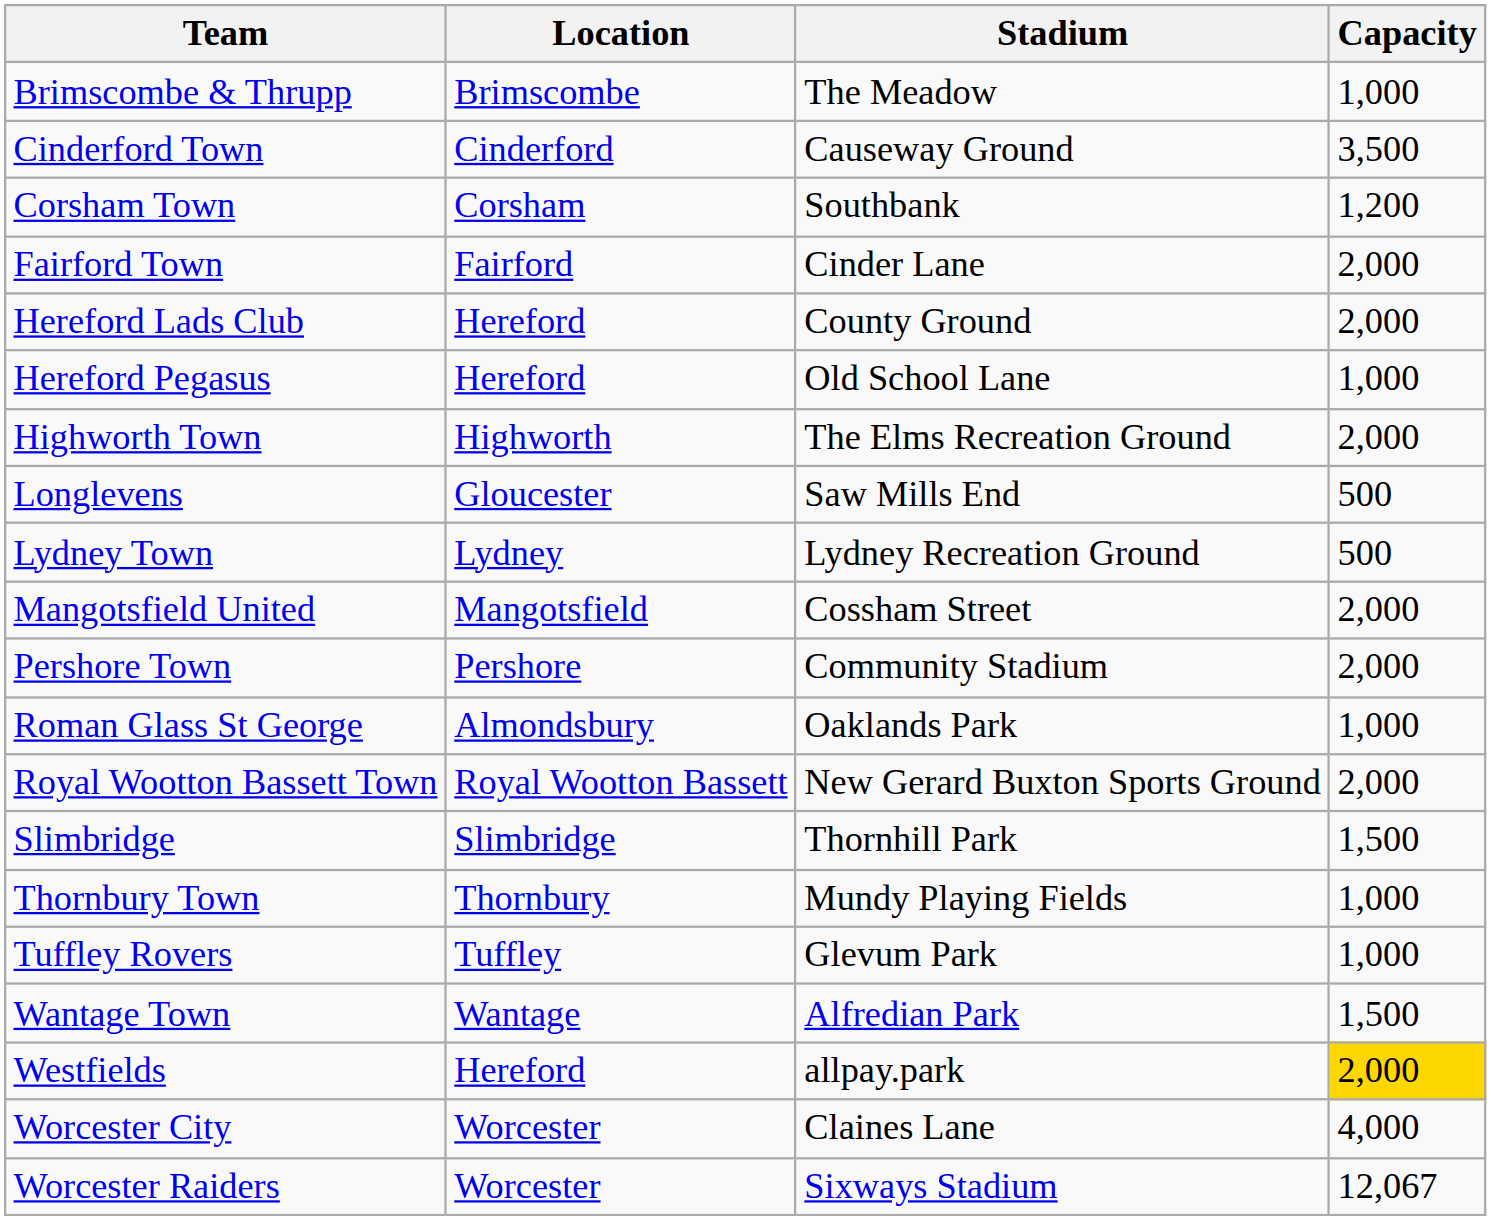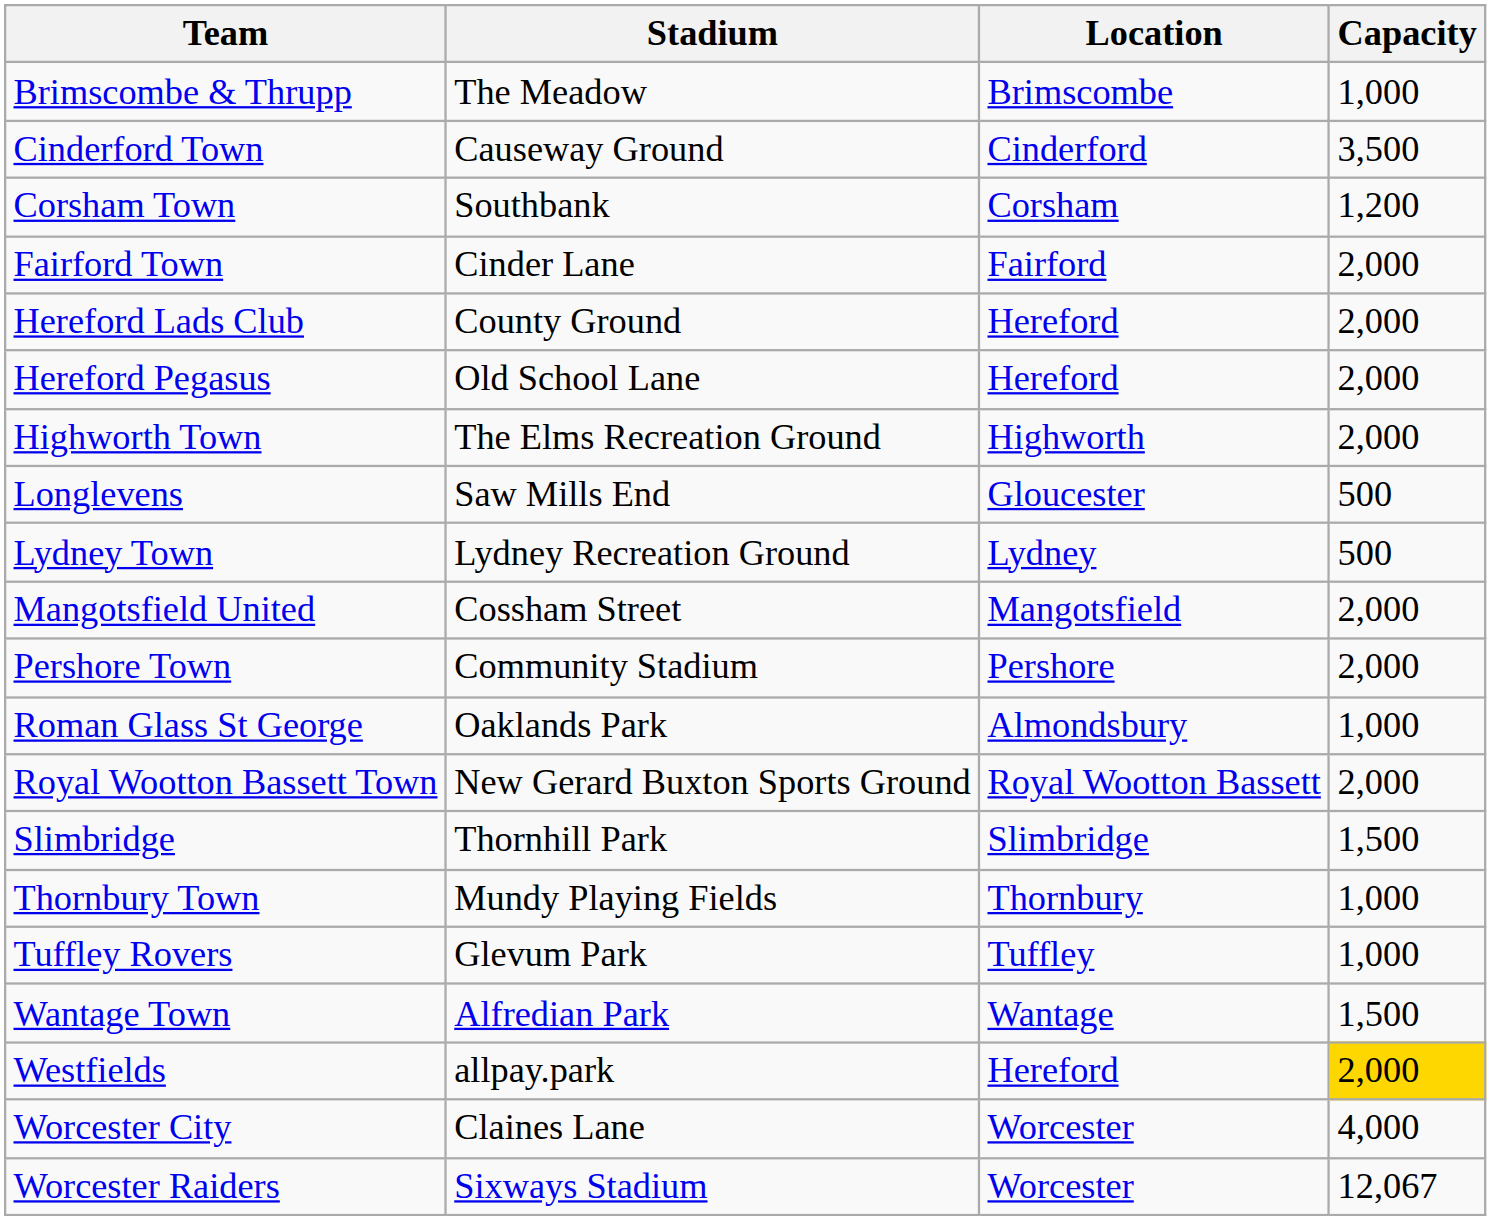columns swapped: (621, 33) <-> (1063, 33)
(1378, 378) 1,000 -> (1378, 378) 2,000
